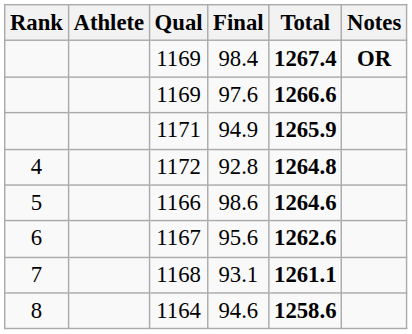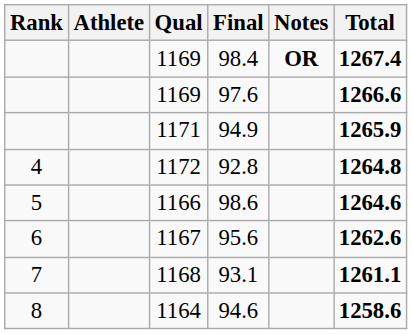columns swapped: (305, 22) <-> (374, 22)
